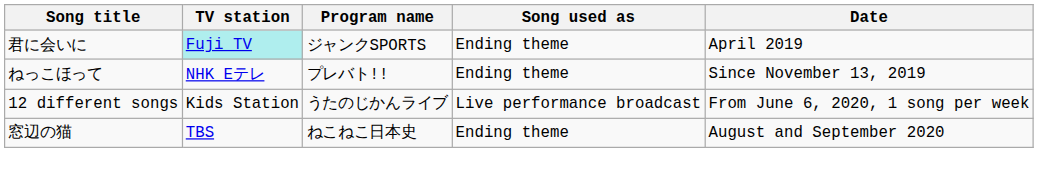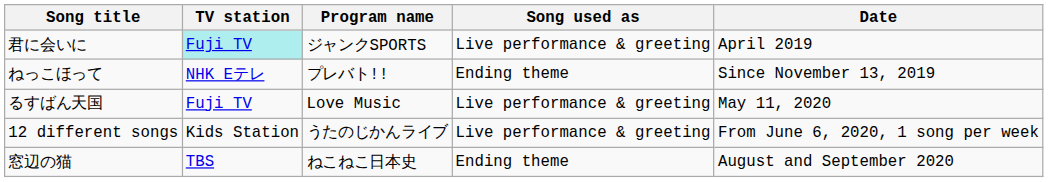(512, 45) Ending theme -> (583, 45) Live performance & greeting
+ row: (56, 104)
(578, 103) Live performance broadcast -> (583, 133) Live performance & greeting
